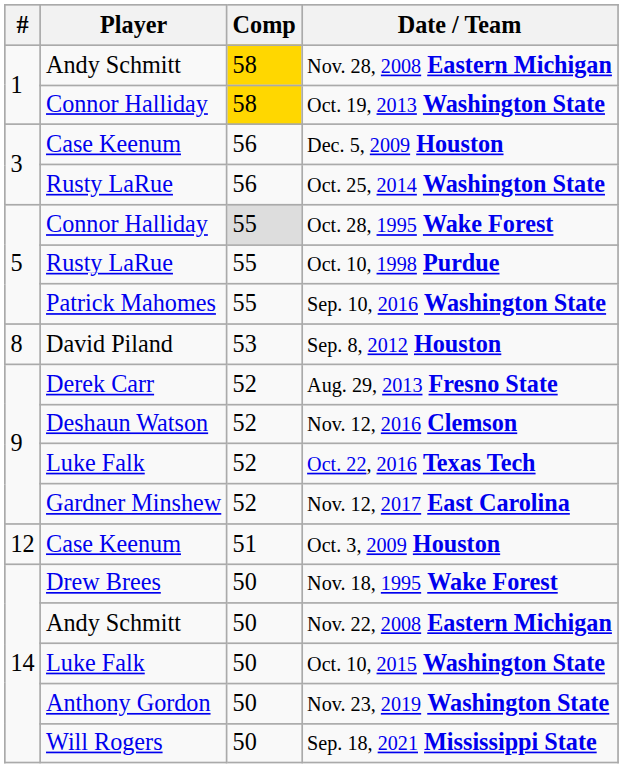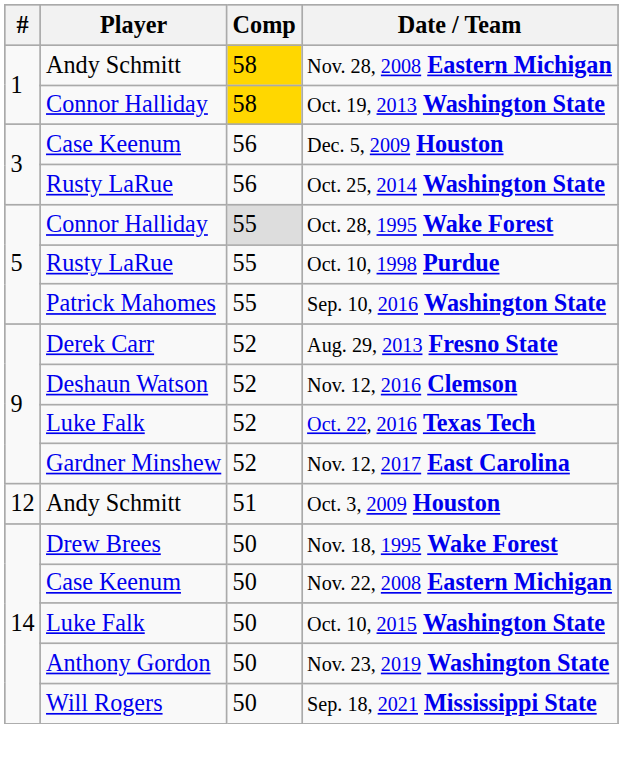- row: (404, 344)
(114, 543) Case Keenum -> (114, 503) Andy Schmitt
(114, 623) Andy Schmitt -> (114, 583) Case Keenum
